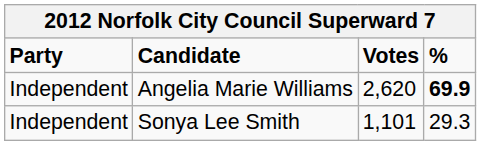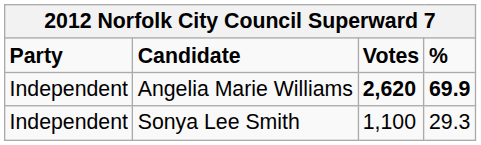(389, 88) normal -> (389, 88) bold
(389, 122) 1,101 -> (389, 122) 1,100
